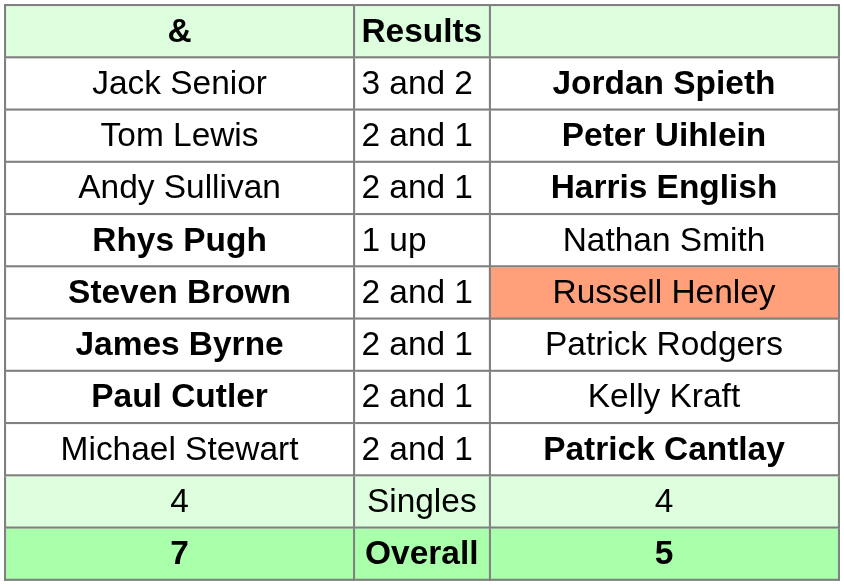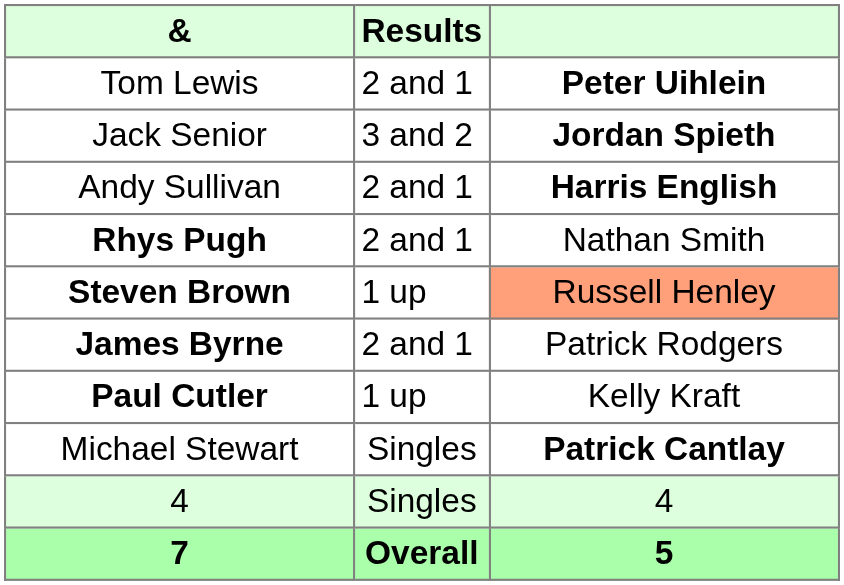rows swapped: (180, 135) <-> (180, 82)
(394, 239) 1 up -> (417, 239) 2 and 1
(417, 291) 2 and 1 -> (394, 291) 1 up
(417, 396) 2 and 1 -> (394, 396) 1 up
(417, 448) 2 and 1 -> (422, 448) Singles
